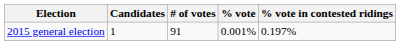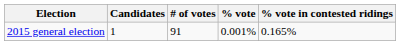(279, 31) 0.197% -> (279, 31) 0.165%
